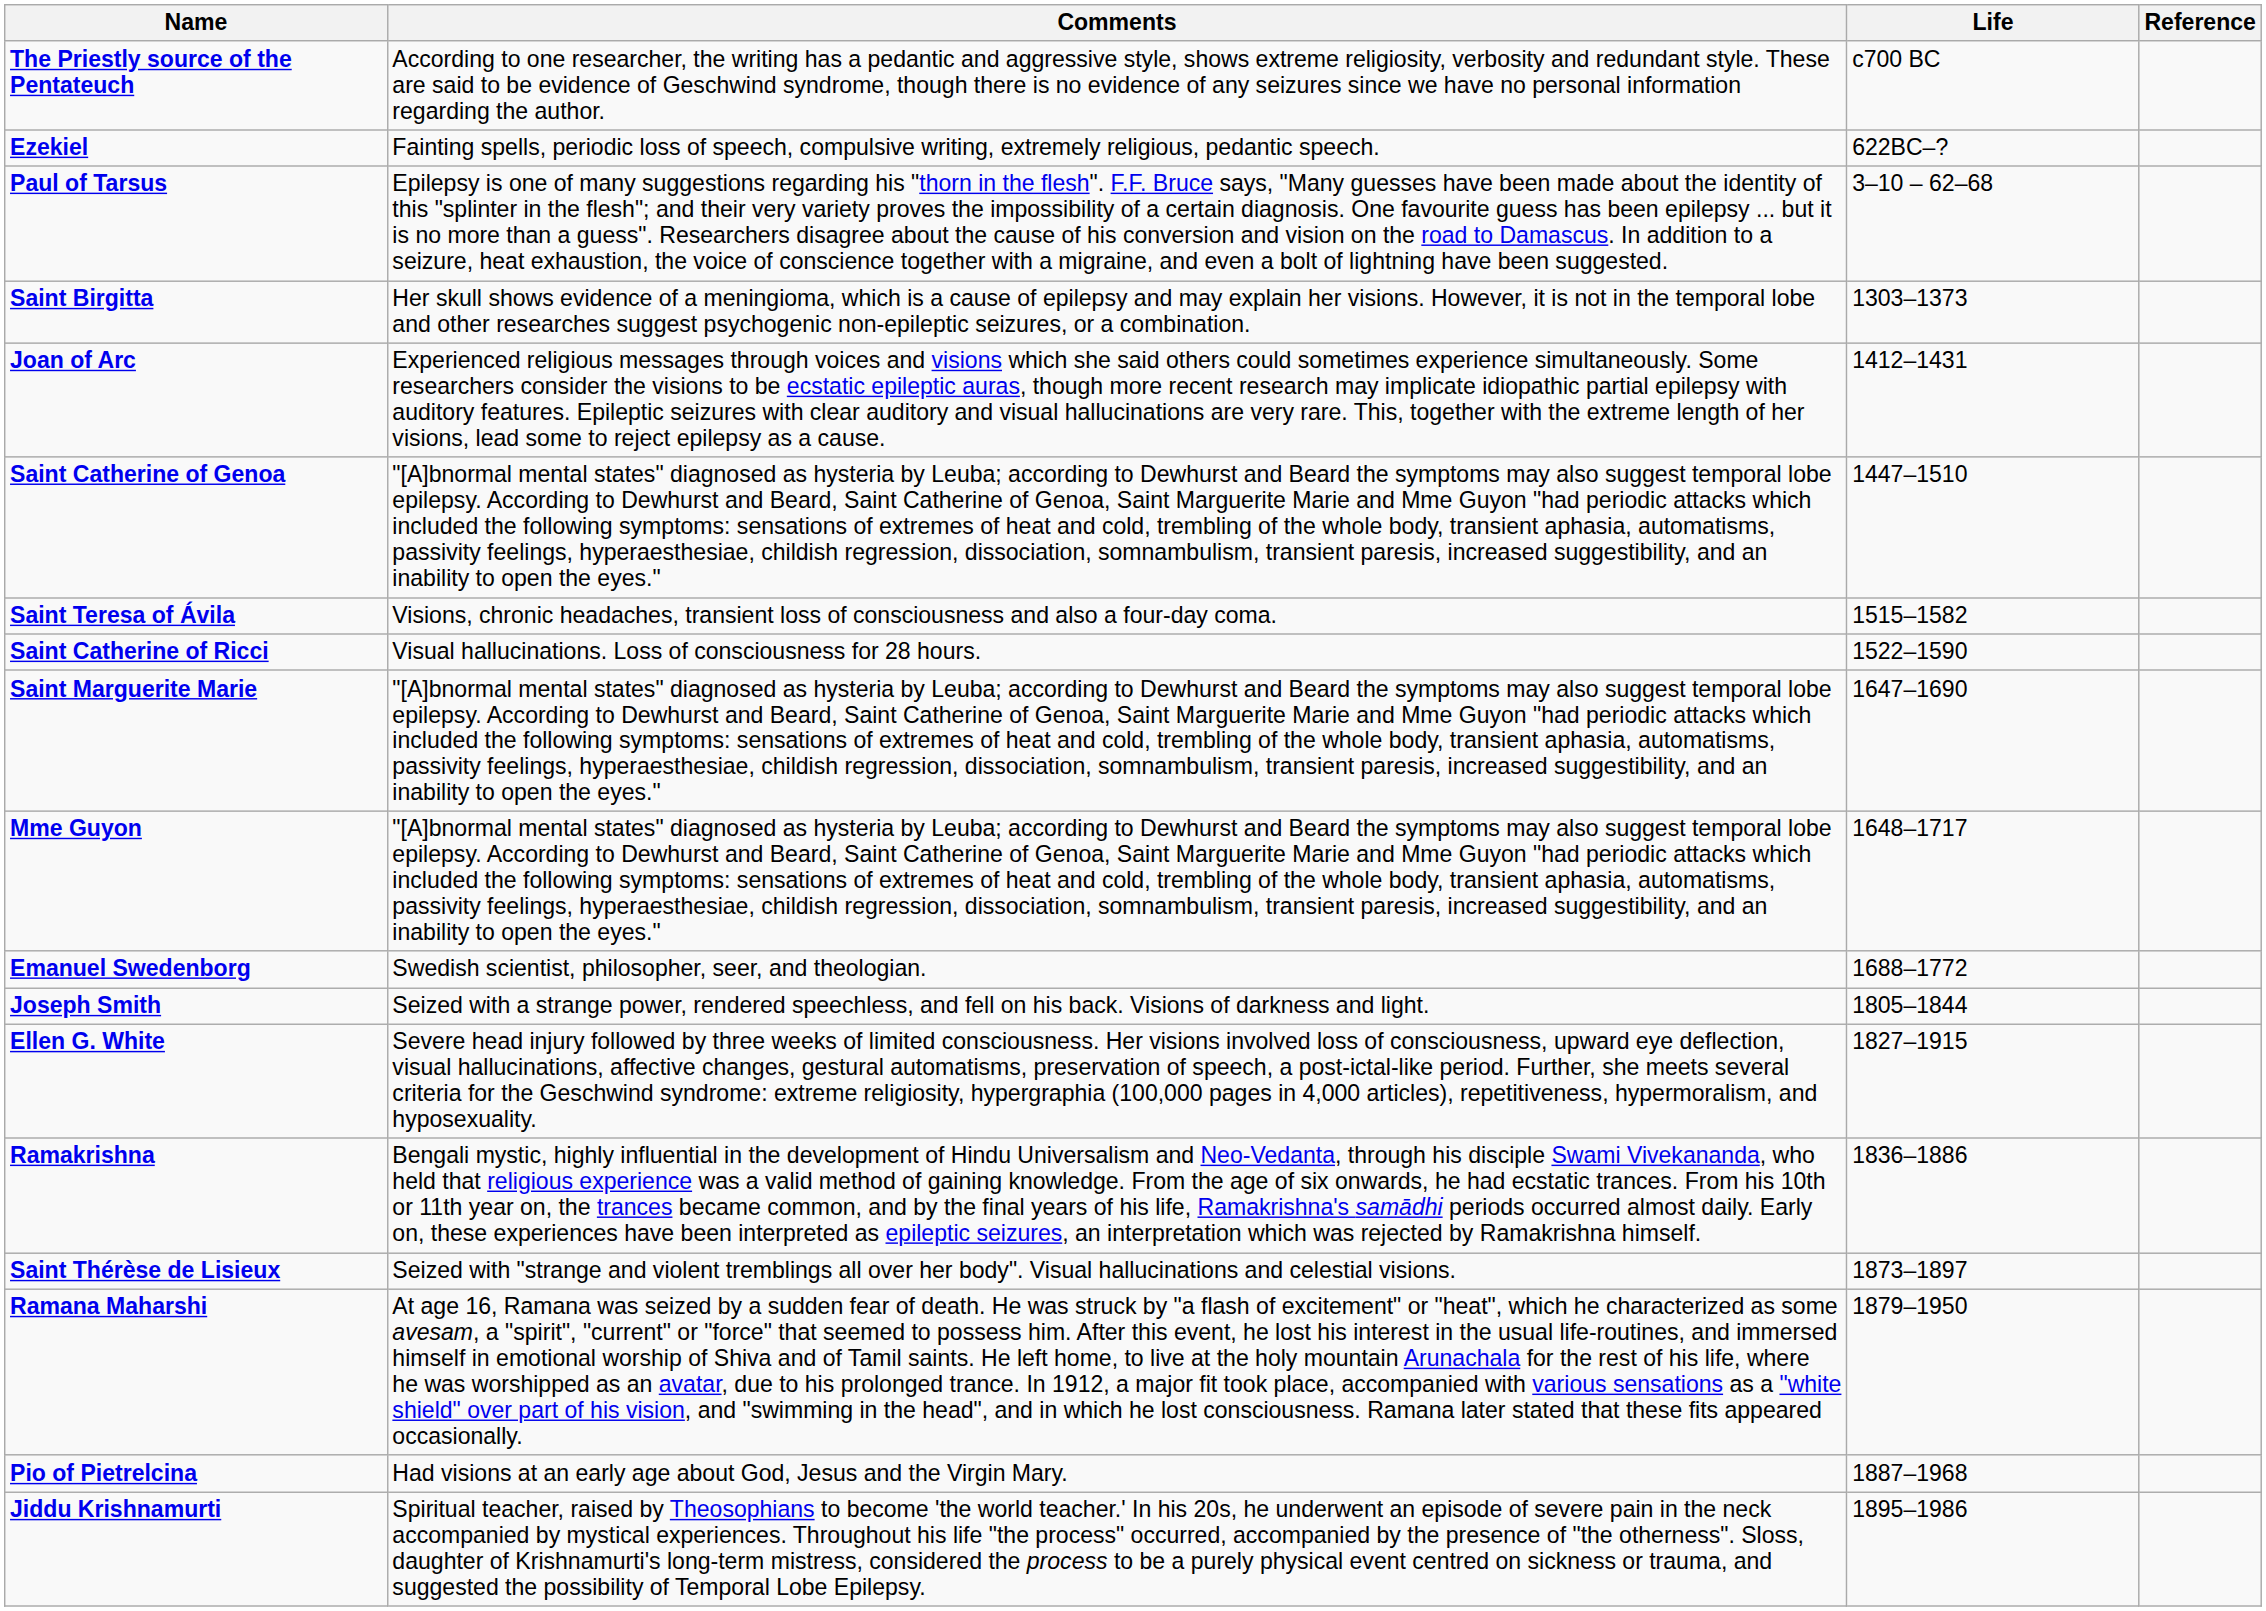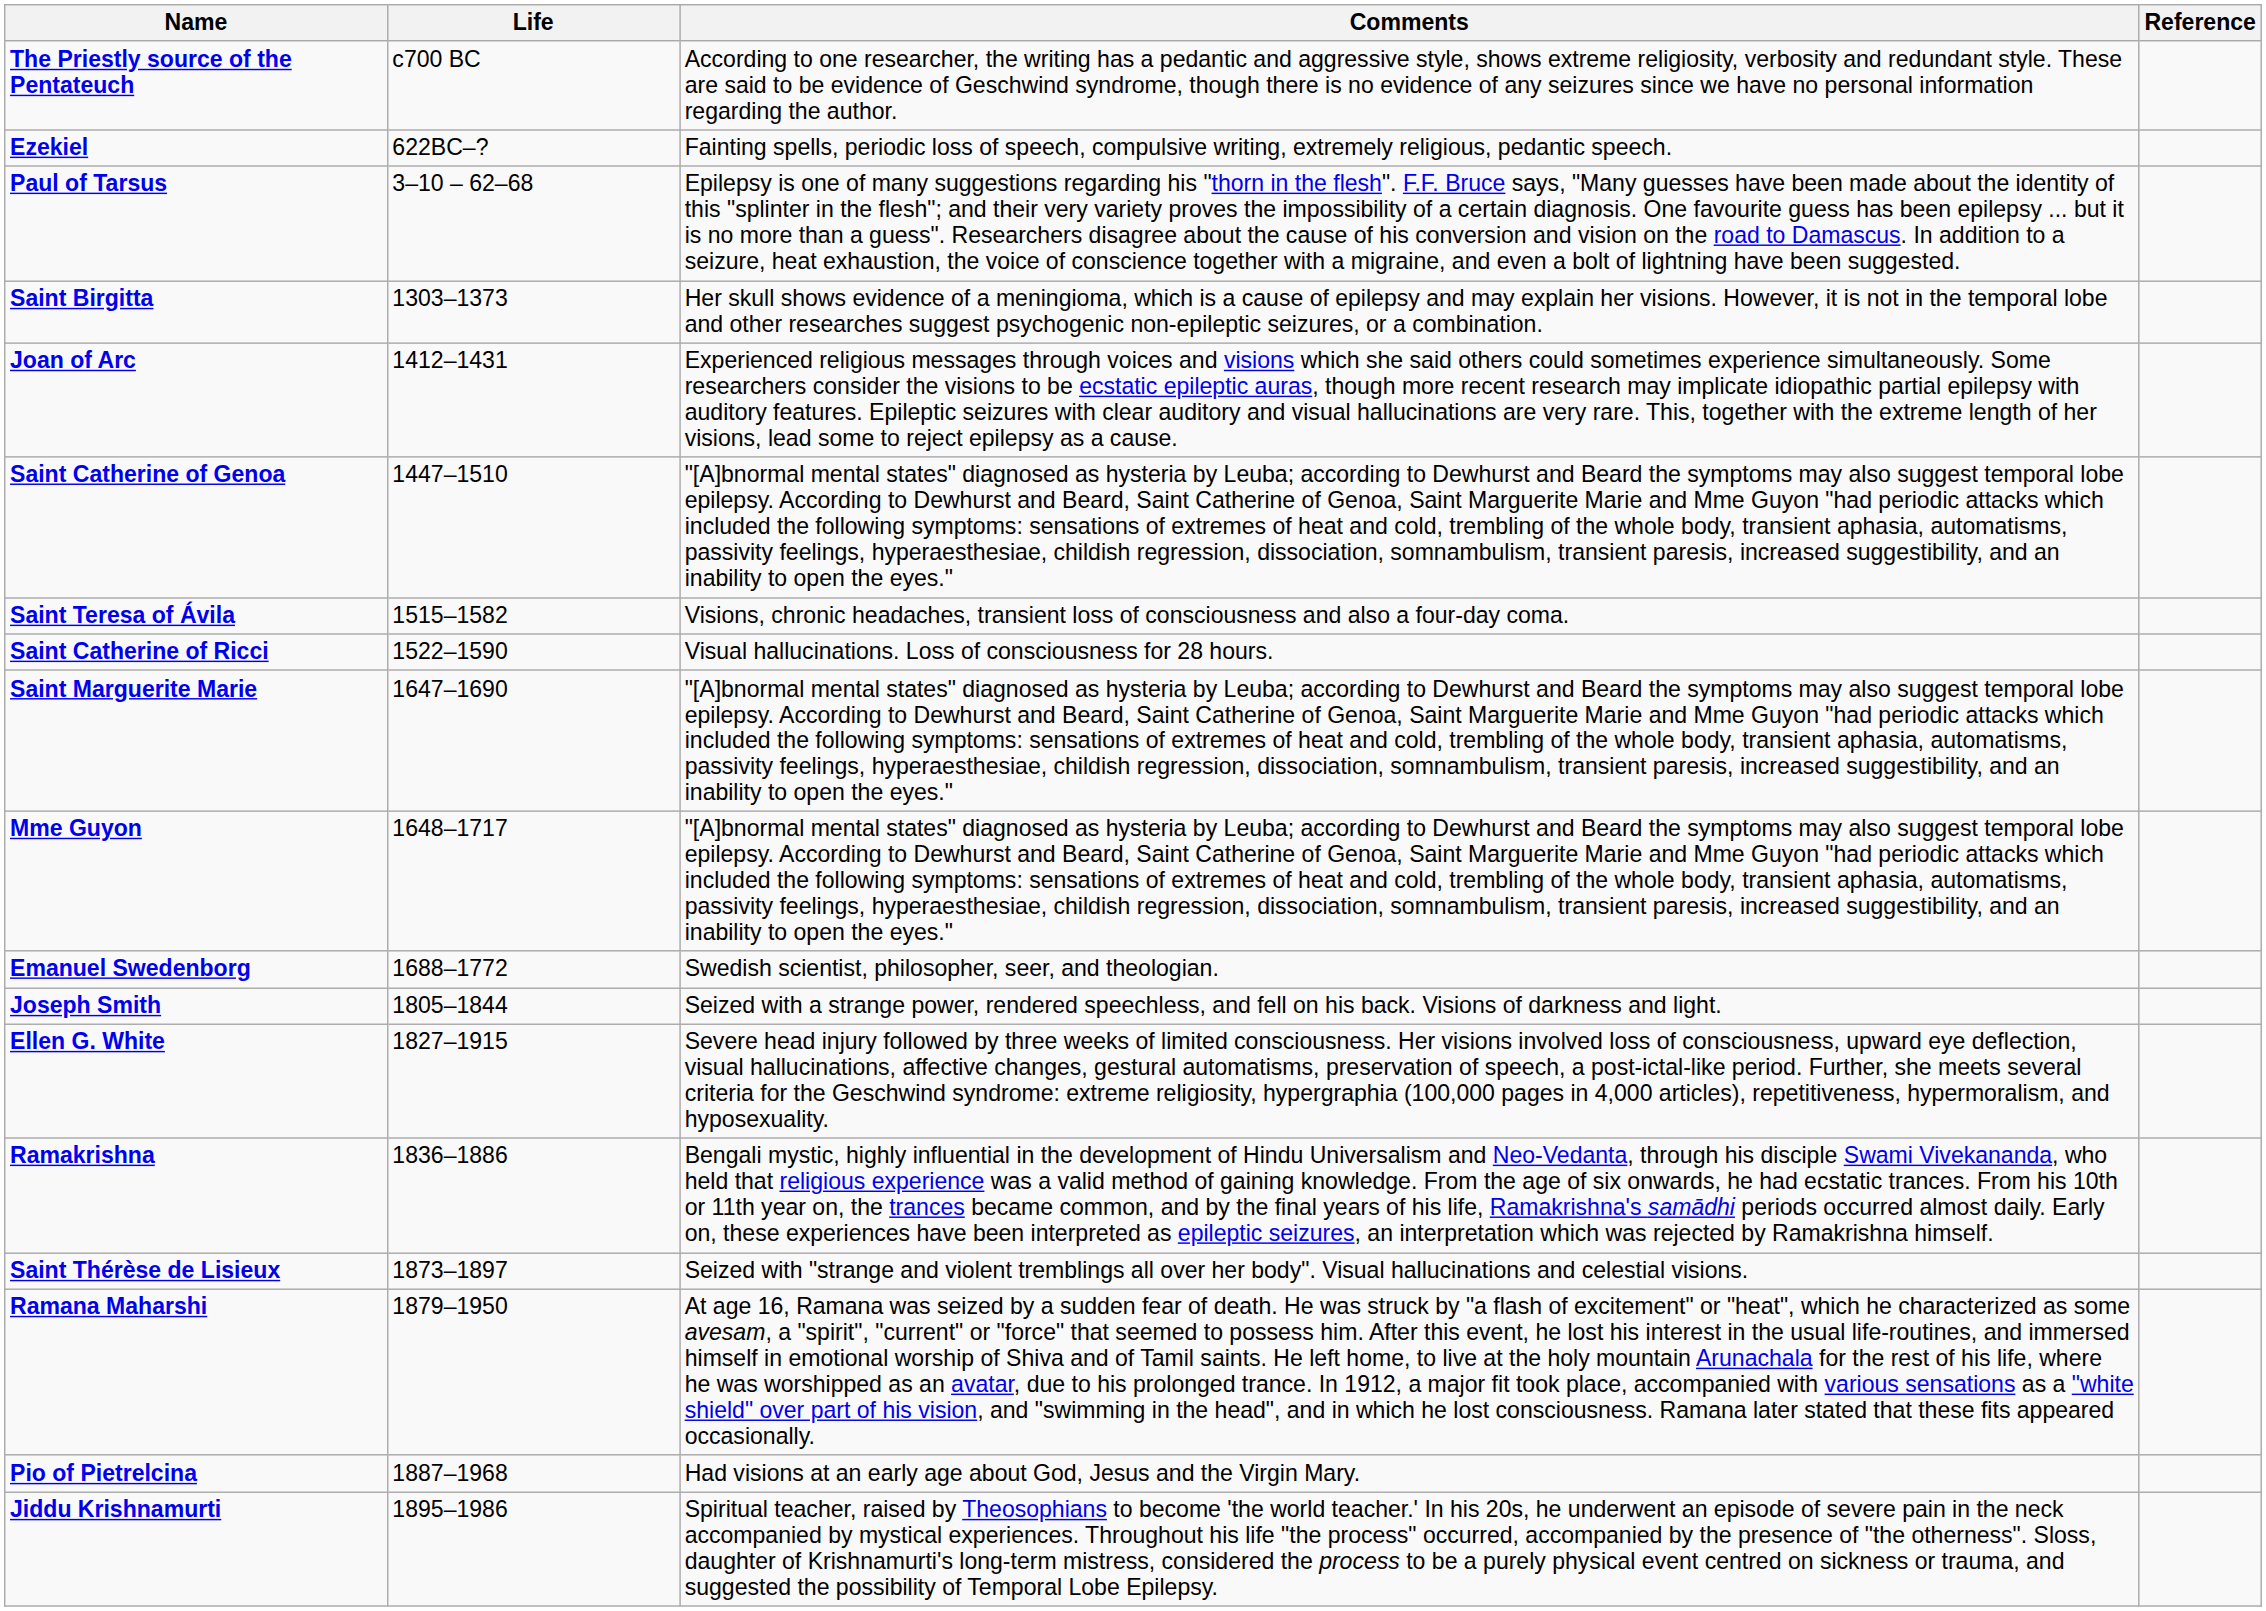columns swapped: (1993, 22) <-> (1117, 22)
